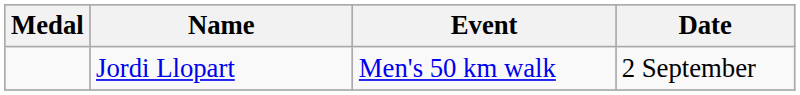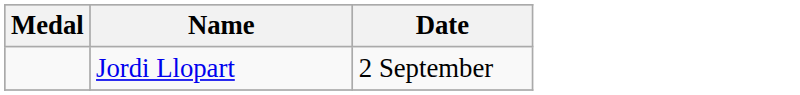- column: (484, 25)
